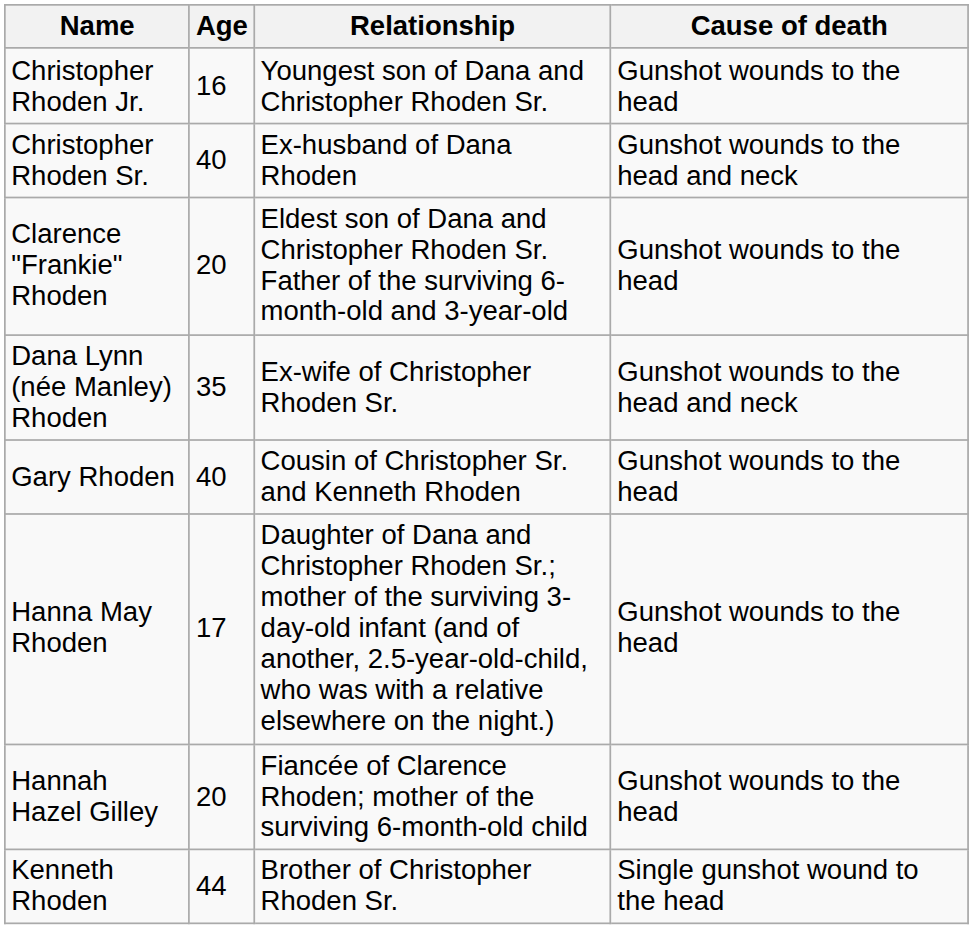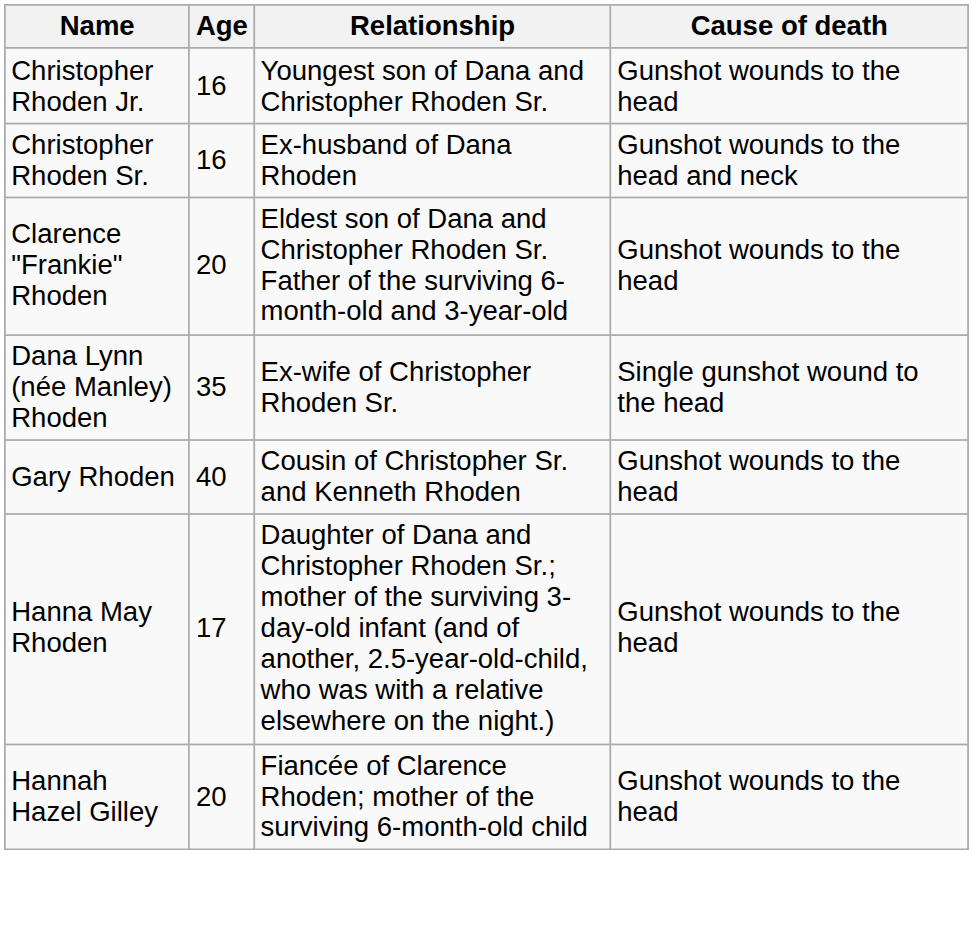(211, 160) 40 -> (211, 160) 16
(759, 386) Gunshot wounds to the head and neck -> (768, 386) Single gunshot wound to the head
- row: (62, 886)
